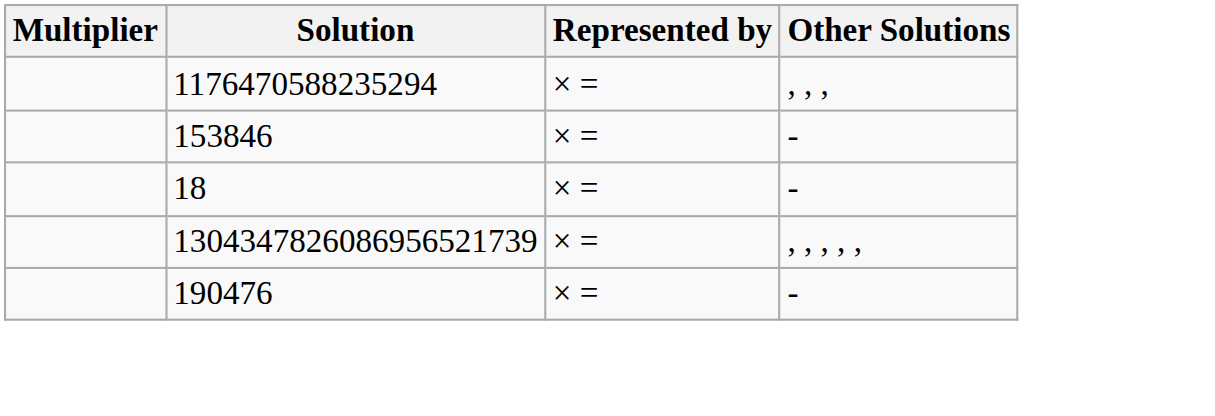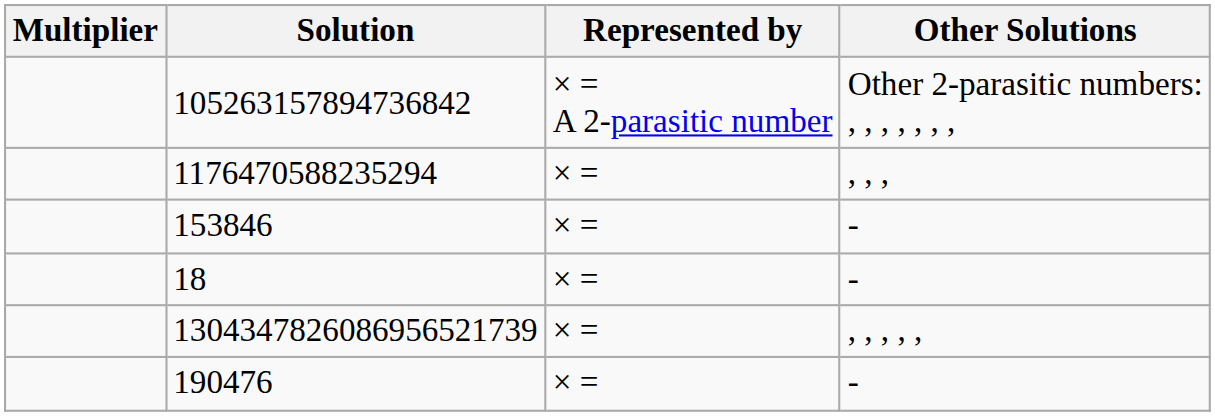+ row: (322, 101)
